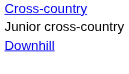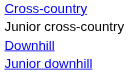+ row: (48, 63)
